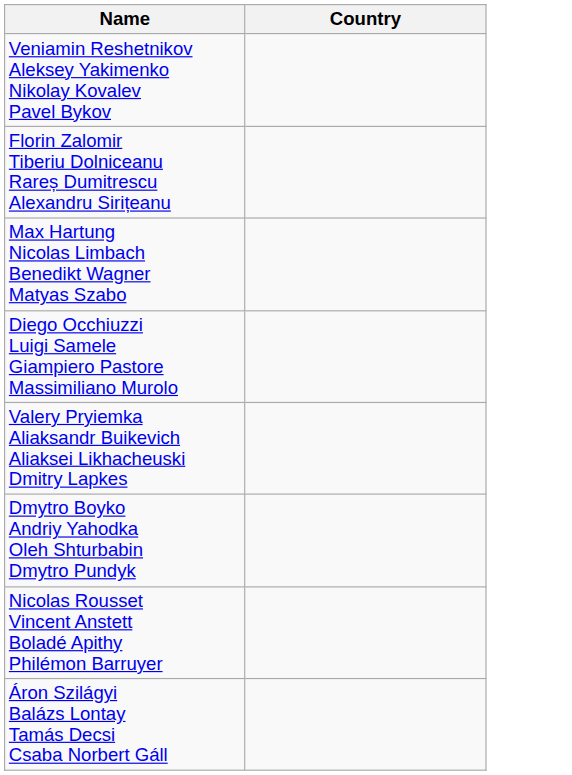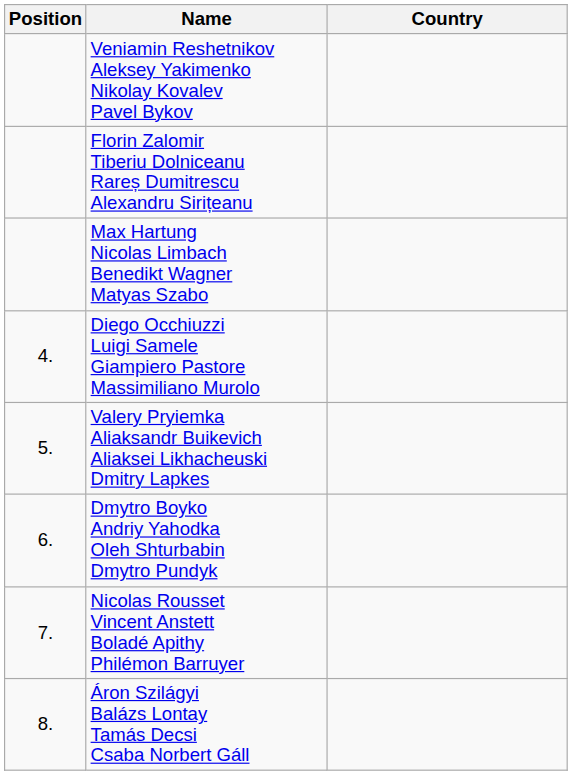+ column: (45, 19)
